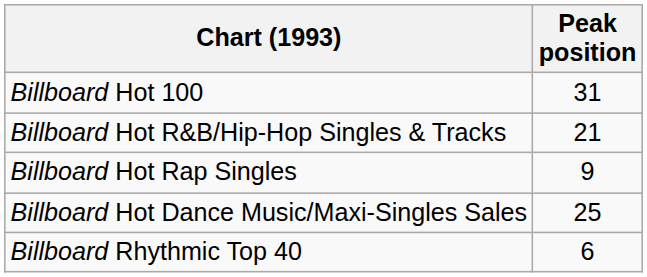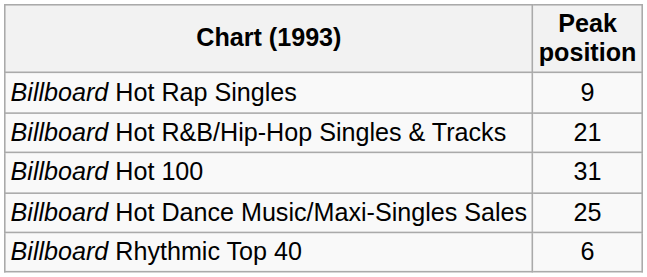rows swapped: (107, 92) <-> (154, 172)
